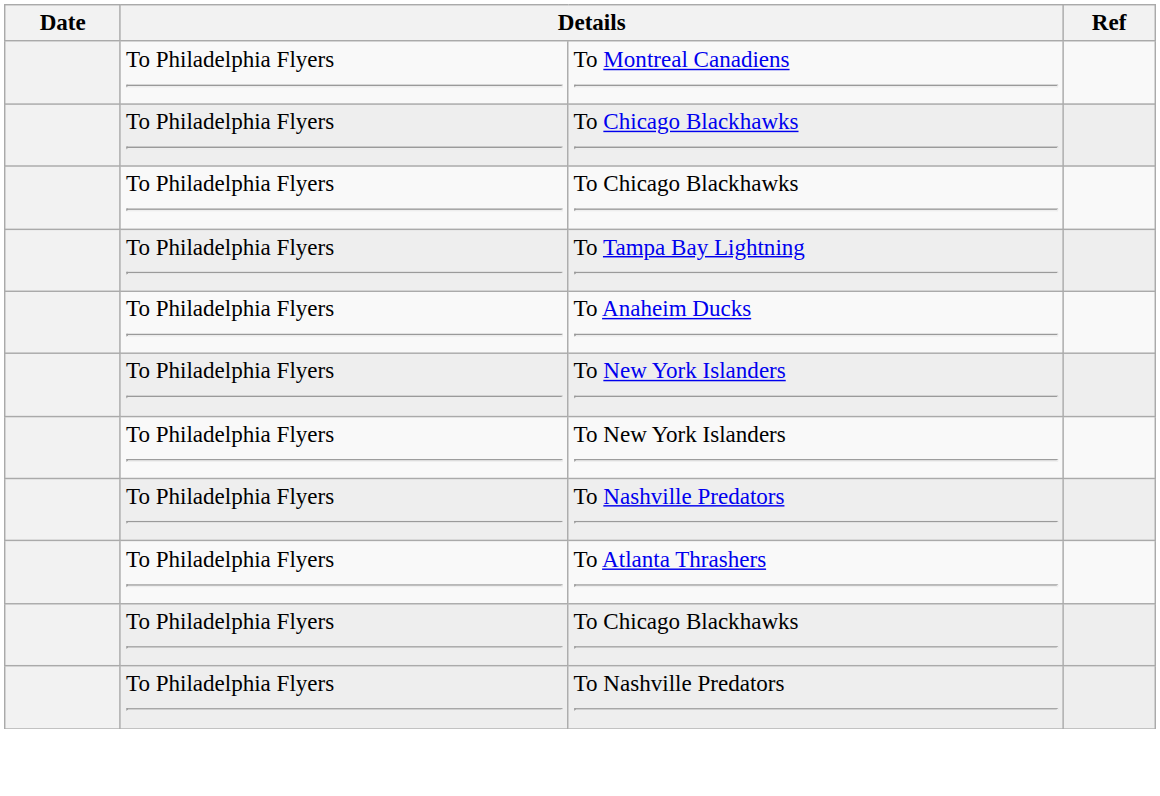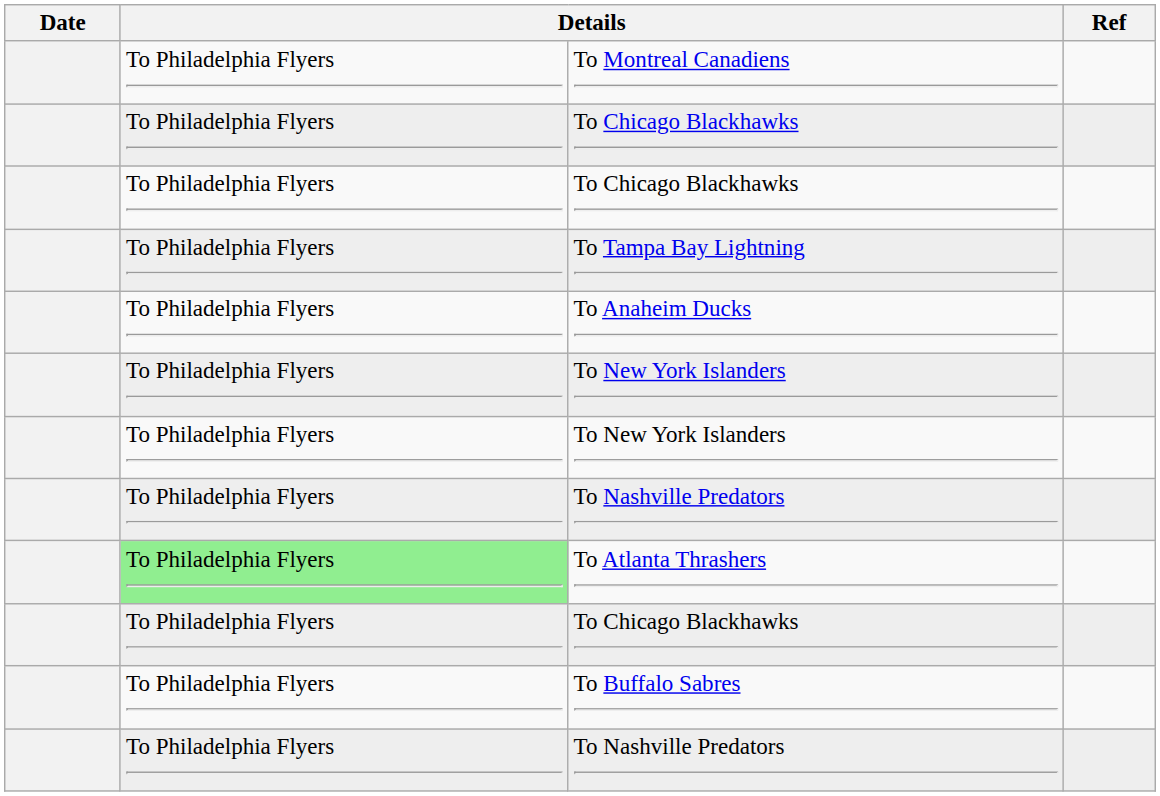(344, 566) no background -> (344, 566) lightgreen background
+ row: (63, 697)
